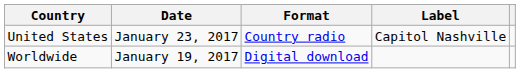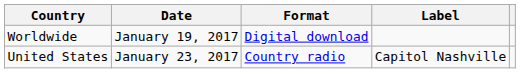rows swapped: (42, 57) <-> (58, 36)
